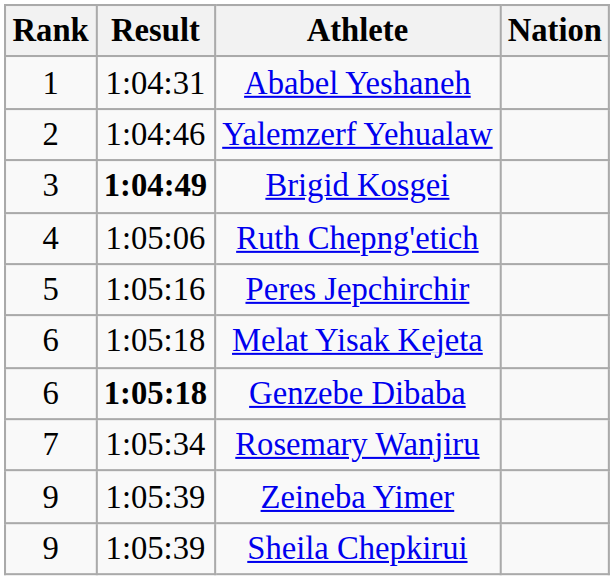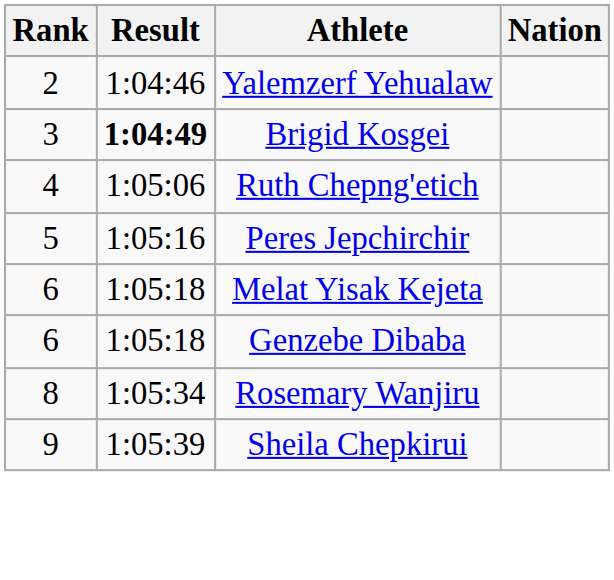- row: (357, 82)
(155, 392) bold -> (155, 340) normal
(51, 444) 7 -> (51, 392) 8
- row: (357, 496)
